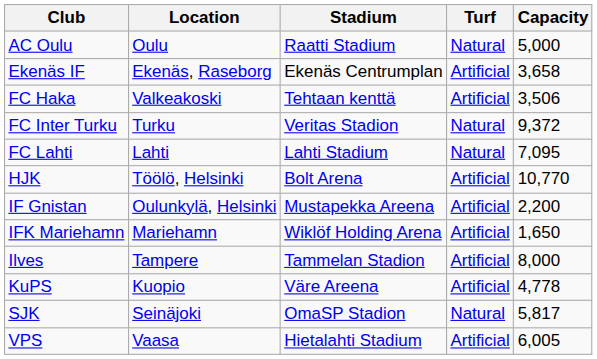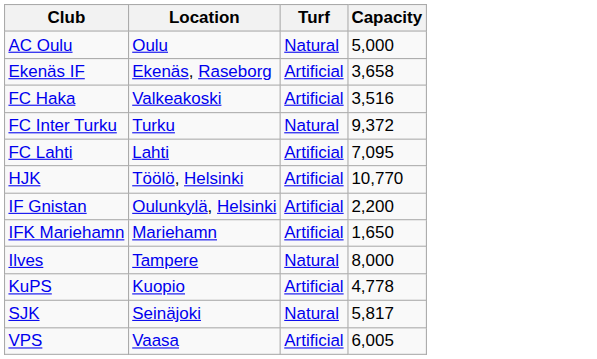- column: (363, 17)
(539, 98) 3,506 -> (373, 98) 3,516
(478, 152) Natural -> (314, 152) Artificial
(480, 260) Artificial -> (312, 260) Natural
